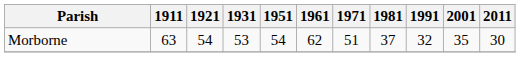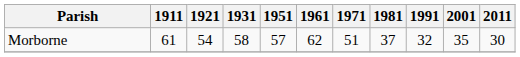(169, 39) 63 -> (169, 39) 61
(242, 39) 53 -> (242, 39) 58
(278, 39) 54 -> (278, 39) 57
